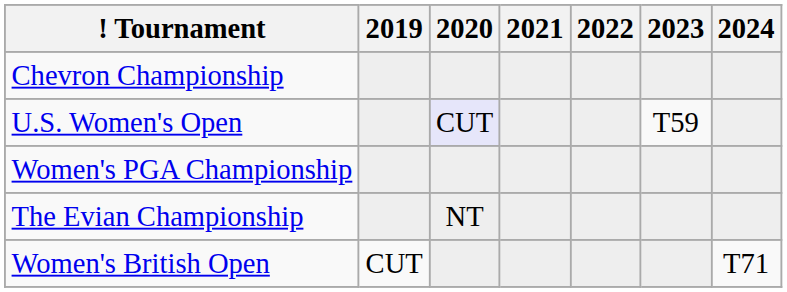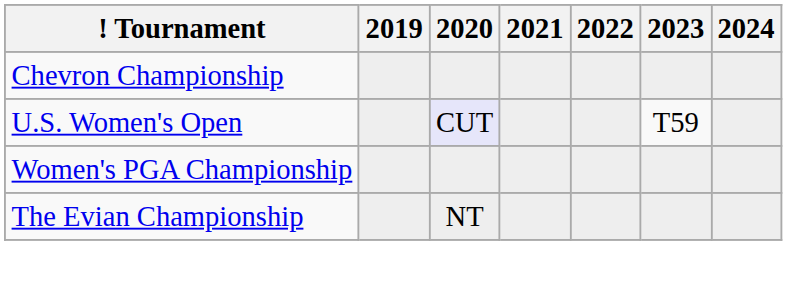- row: (141, 263)
